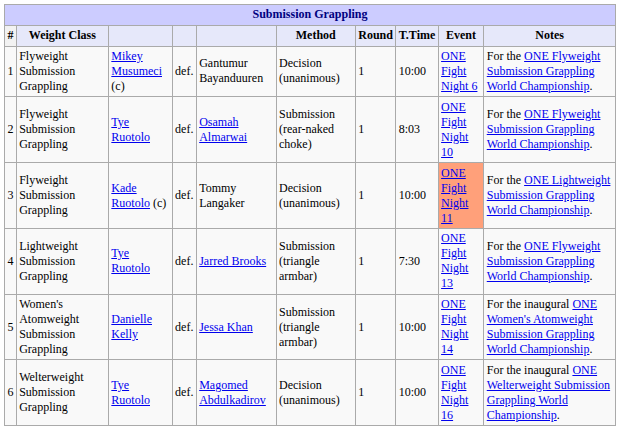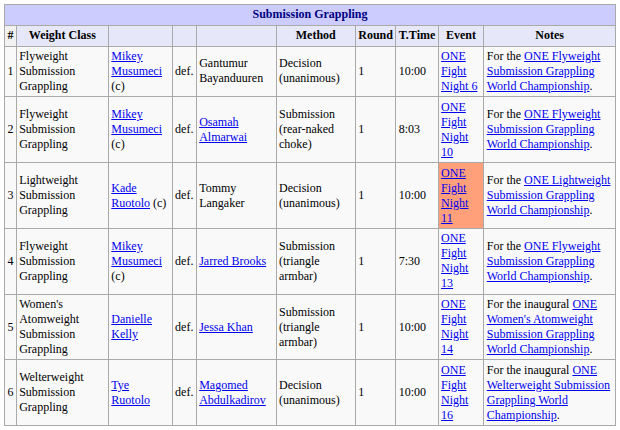(131, 129) Tye Ruotolo -> (137, 129) Mikey Musumeci (c)
(47, 195) Flyweight Submission Grappling -> (49, 195) Lightweight Submission Grappling
(49, 261) Lightweight Submission Grappling -> (47, 261) Flyweight Submission Grappling
(131, 261) Tye Ruotolo -> (137, 261) Mikey Musumeci (c)
